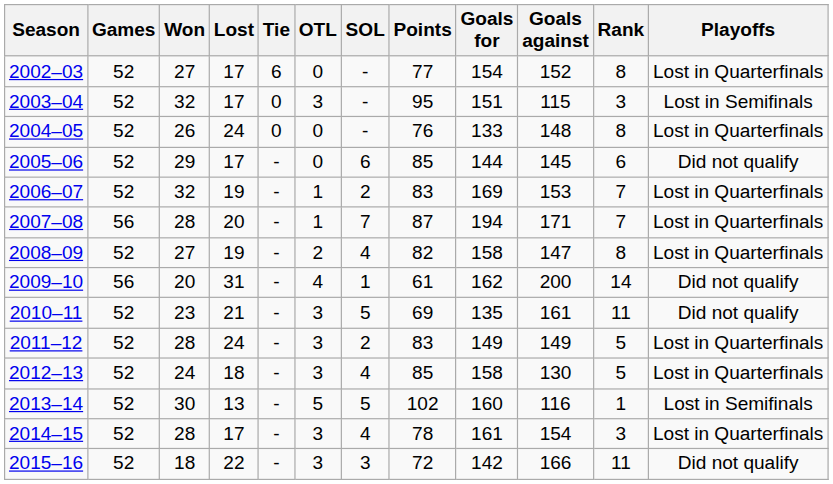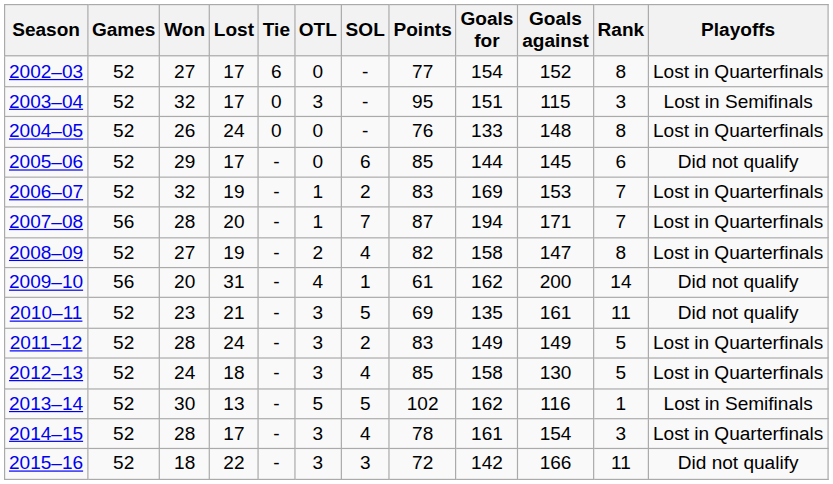(487, 403) 160 -> (487, 403) 162
